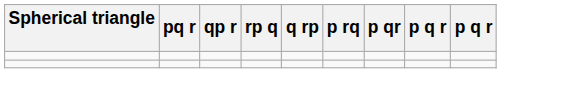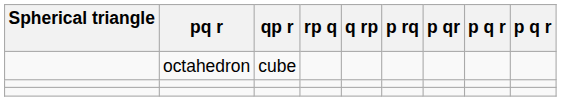+ row: (207, 65)
